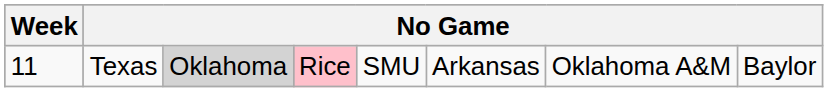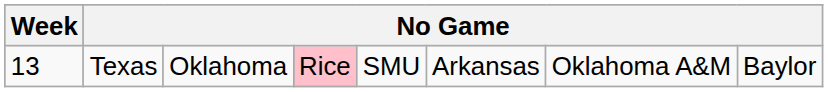(24, 66) 11 -> (25, 66) 13
(228, 66) lightgrey background -> (228, 66) no background
